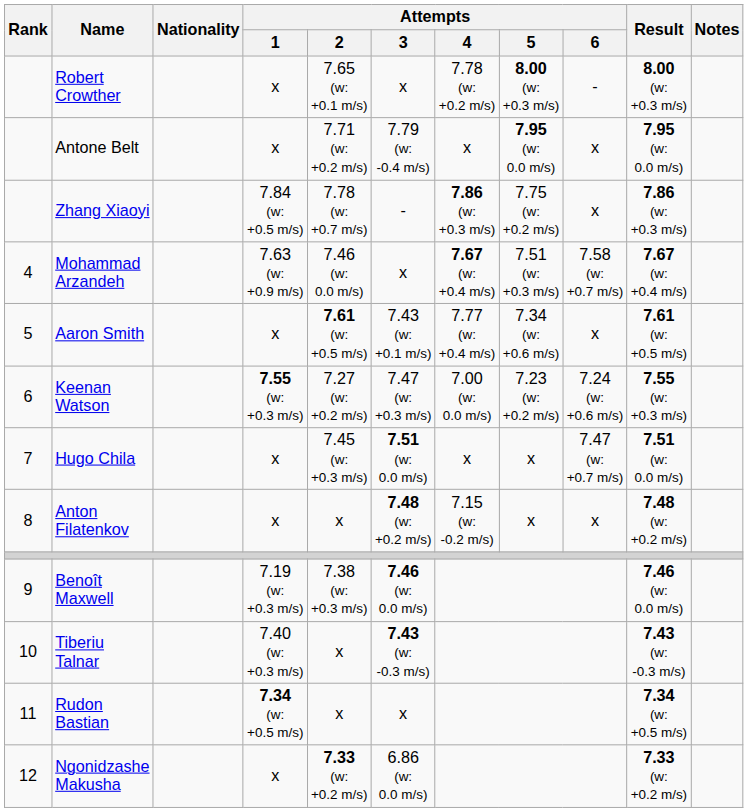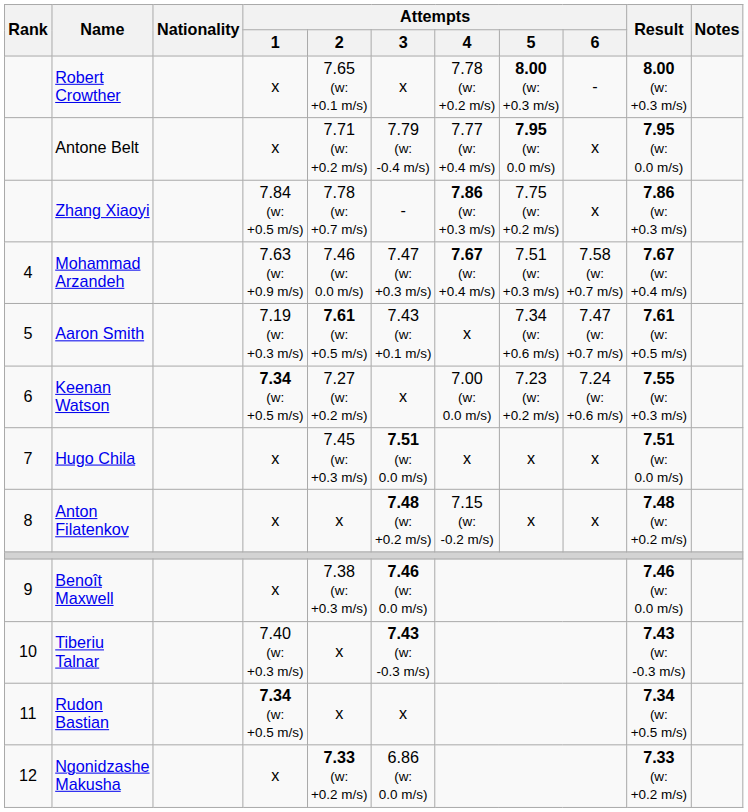(467, 148) x -> (467, 148) 7.77 (w: +0.4 m/s)
(403, 272) x -> (403, 272) 7.47 (w: +0.3 m/s)
(275, 334) x -> (275, 334) 7.19 (w: +0.3 m/s)
(467, 334) 7.77 (w: +0.4 m/s) -> (467, 334) x
(595, 334) x -> (595, 334) 7.47 (w: +0.7 m/s)
(275, 396) 7.55 (w: +0.3 m/s) -> (275, 396) 7.34 (w: +0.5 m/s)
(403, 396) 7.47 (w: +0.3 m/s) -> (403, 396) x
(595, 458) 7.47 (w: +0.7 m/s) -> (595, 458) x
(275, 590) 7.19 (w: +0.3 m/s) -> (275, 590) x
